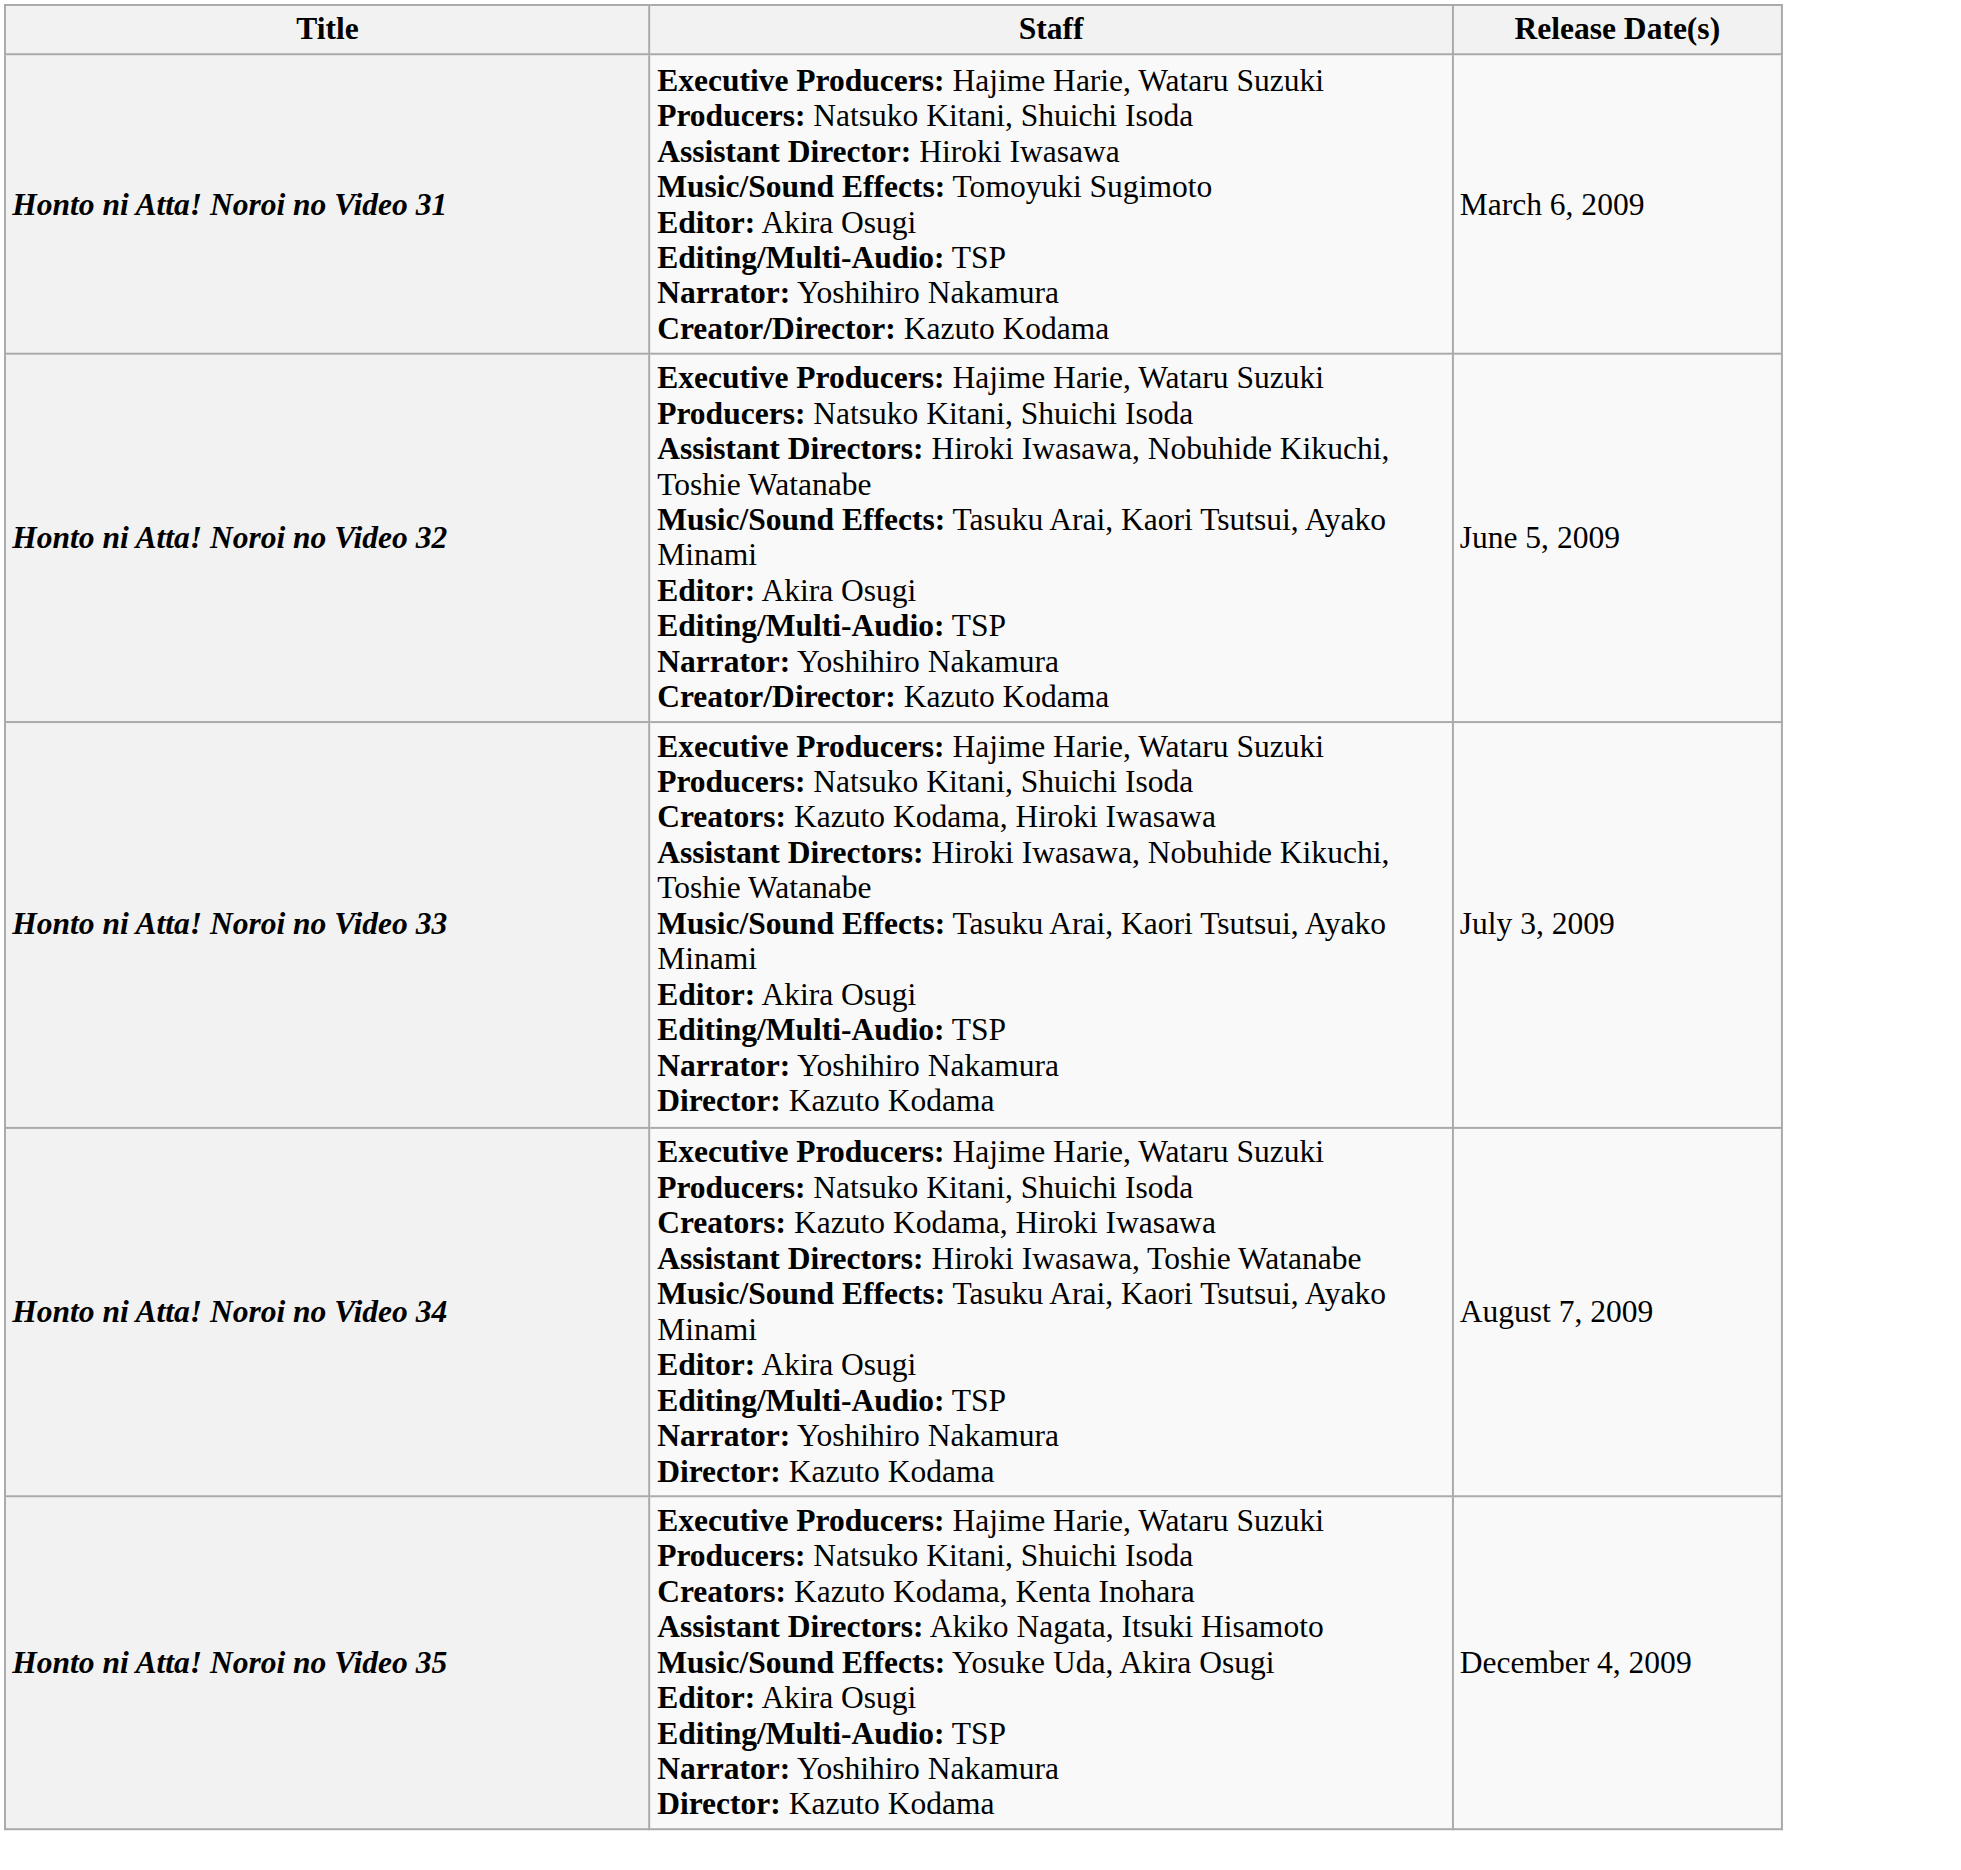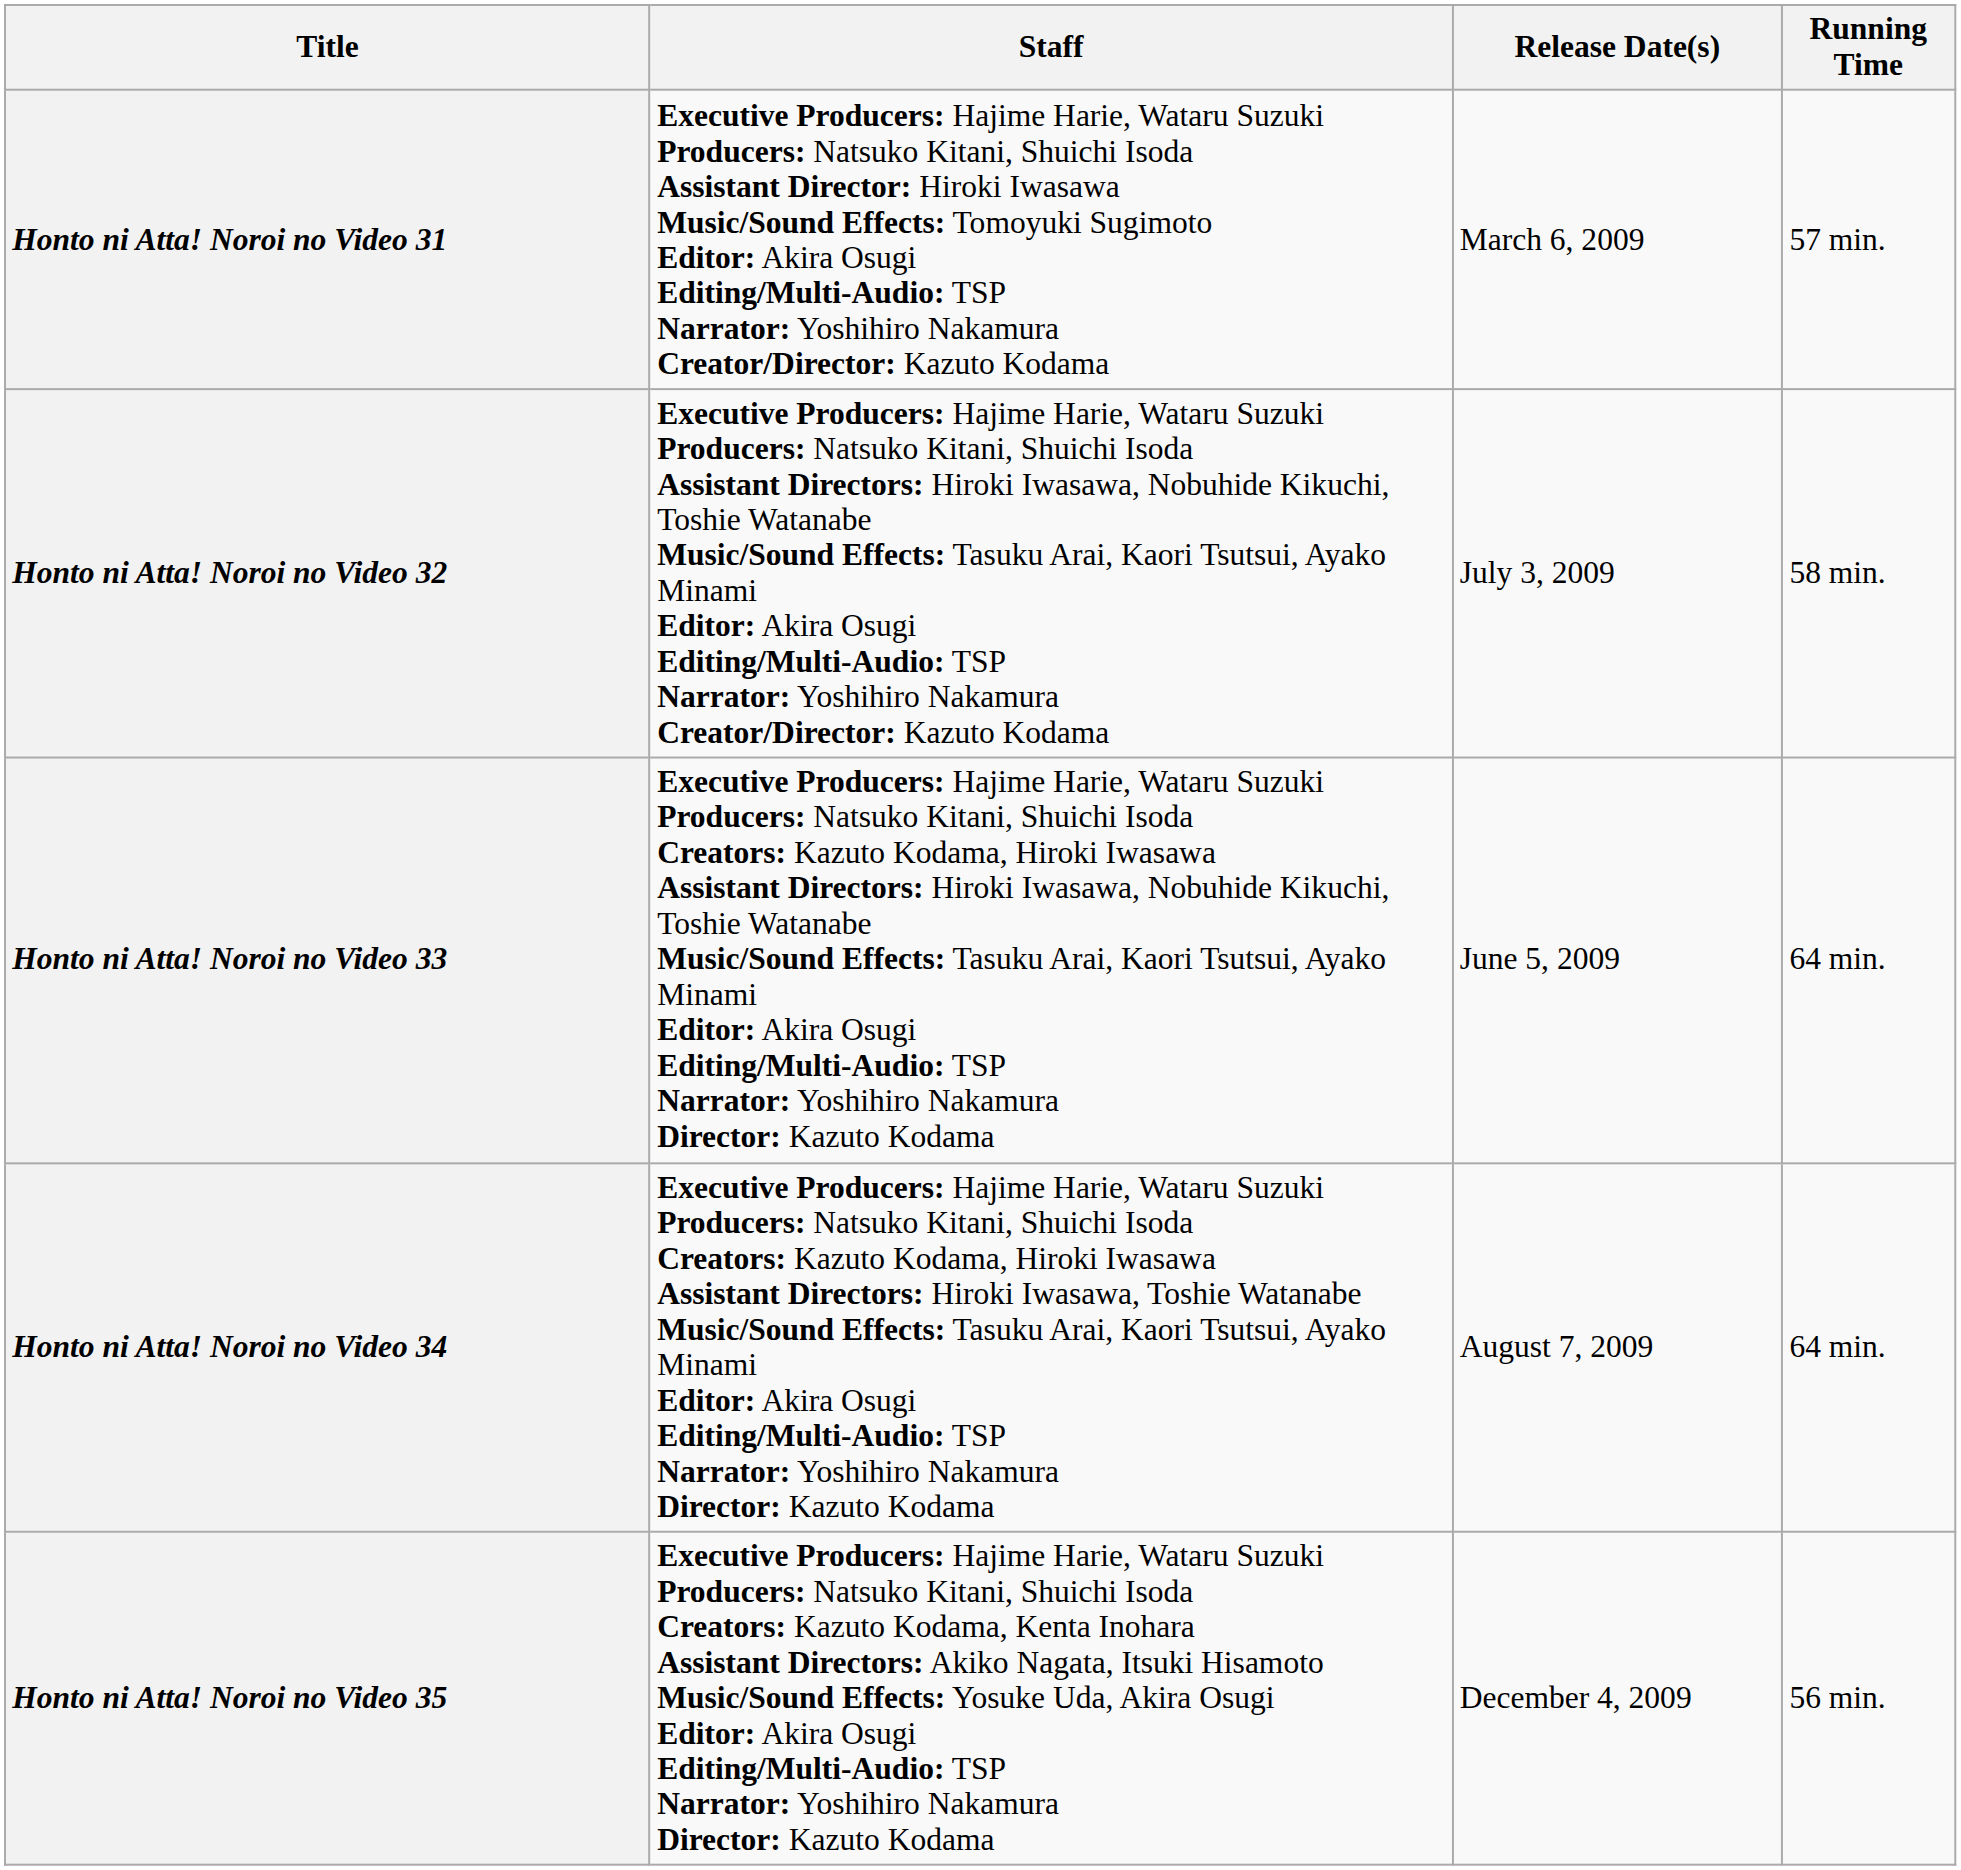+ column: (1868, 47)
(1540, 537) June 5, 2009 -> (1537, 572) July 3, 2009
(1537, 924) July 3, 2009 -> (1540, 959) June 5, 2009
